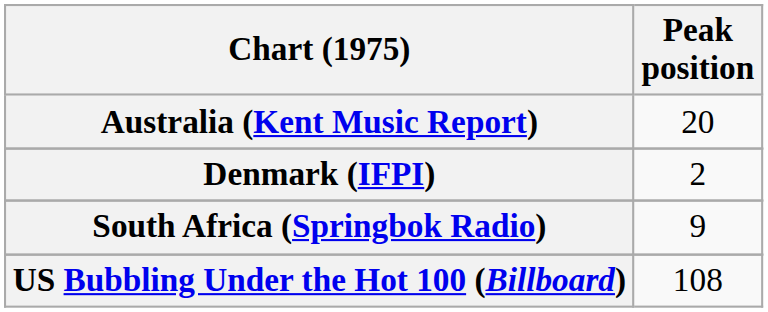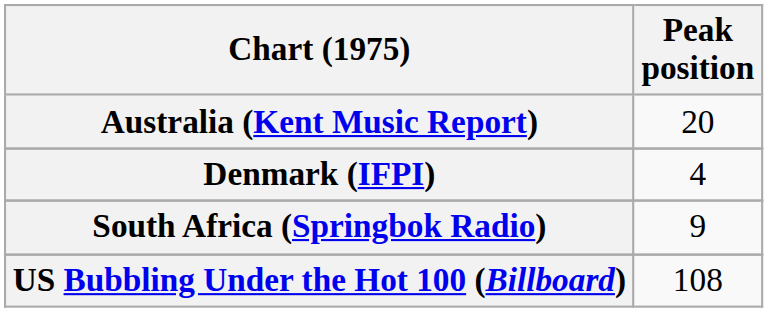(698, 173) 2 -> (698, 173) 4
